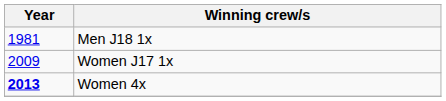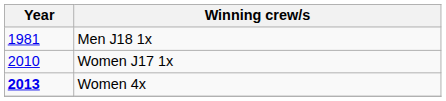(24, 61) 2009 -> (24, 61) 2010
